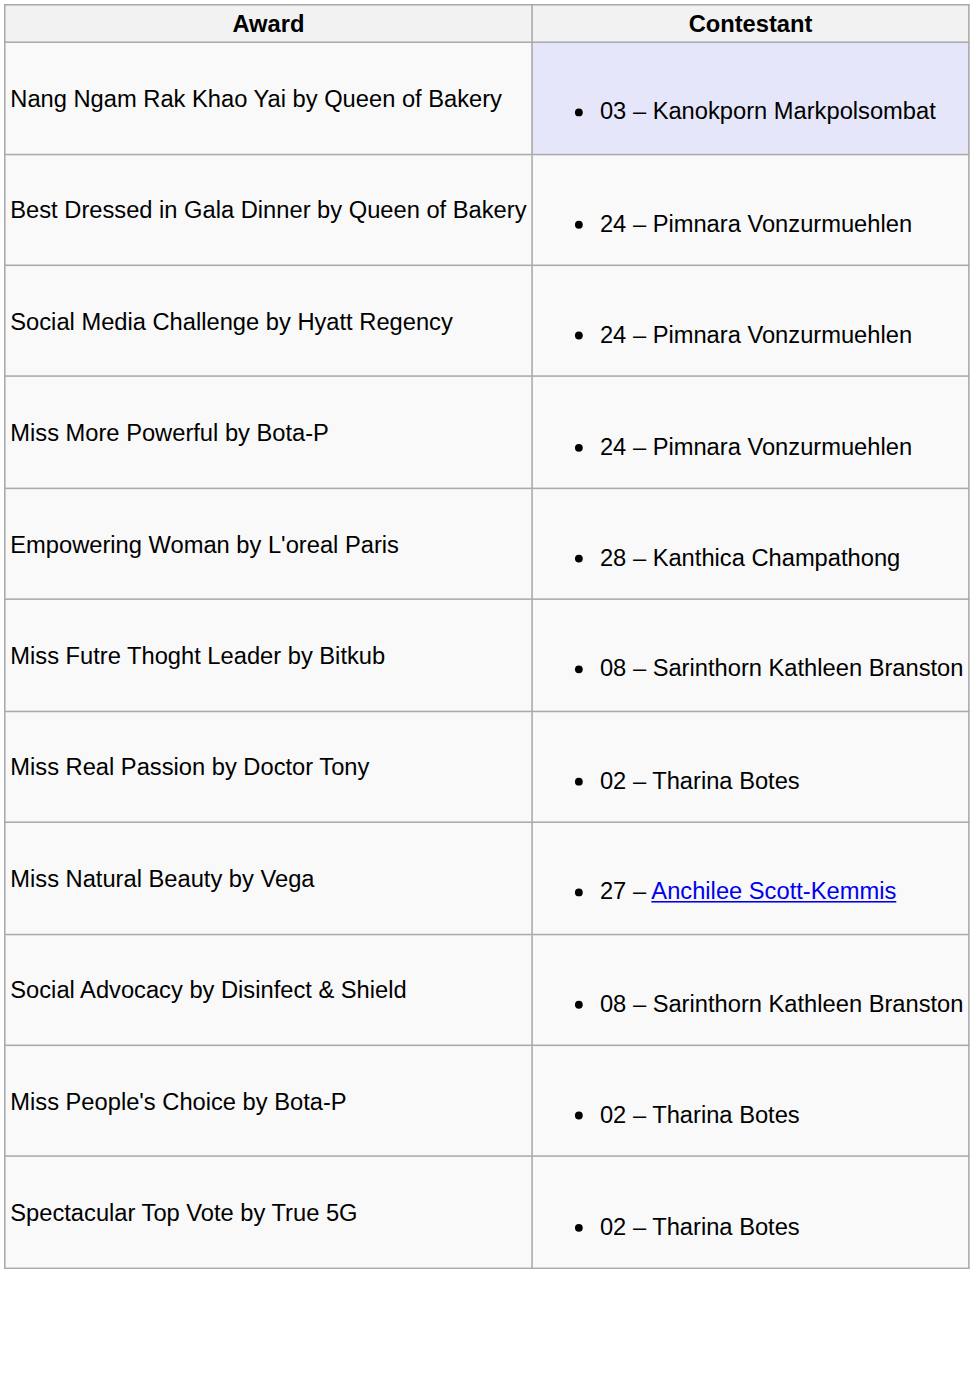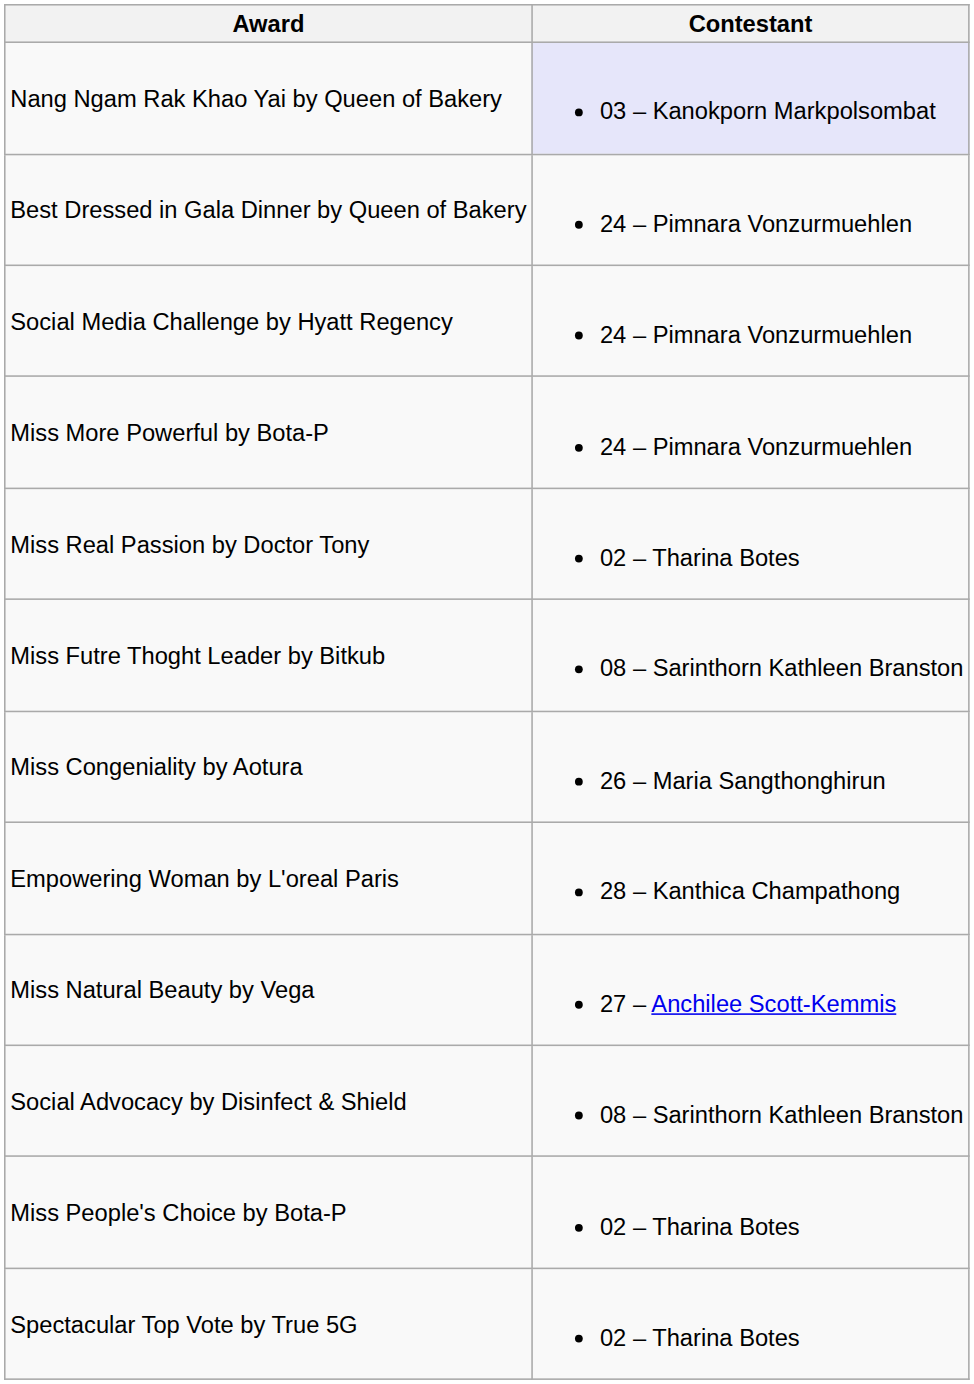rows swapped: (205, 544) <-> (190, 767)
+ row: (156, 767)
